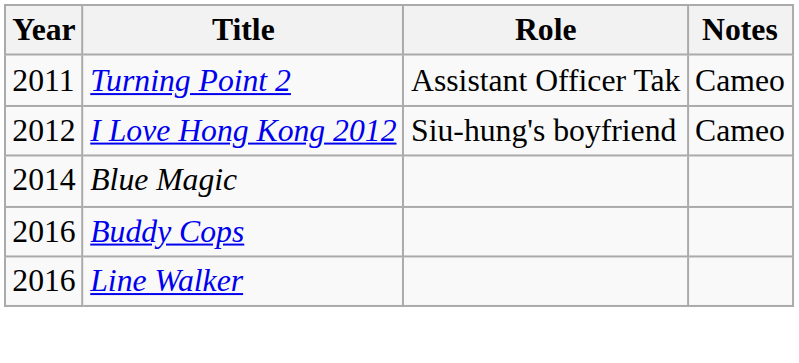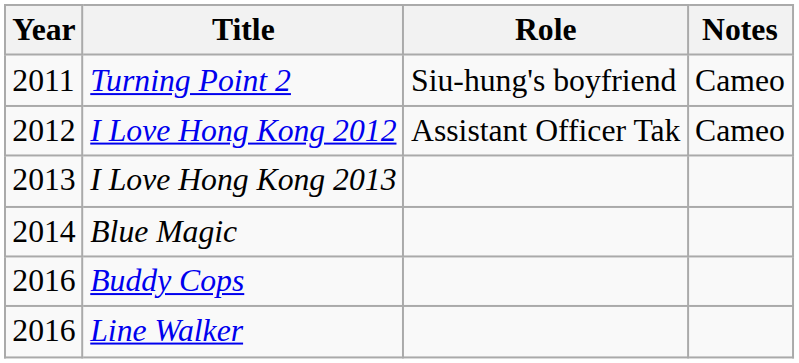(546, 79) Assistant Officer Tak -> (544, 79) Siu-hung's boyfriend
(544, 130) Siu-hung's boyfriend -> (546, 130) Assistant Officer Tak
+ row: (243, 180)
